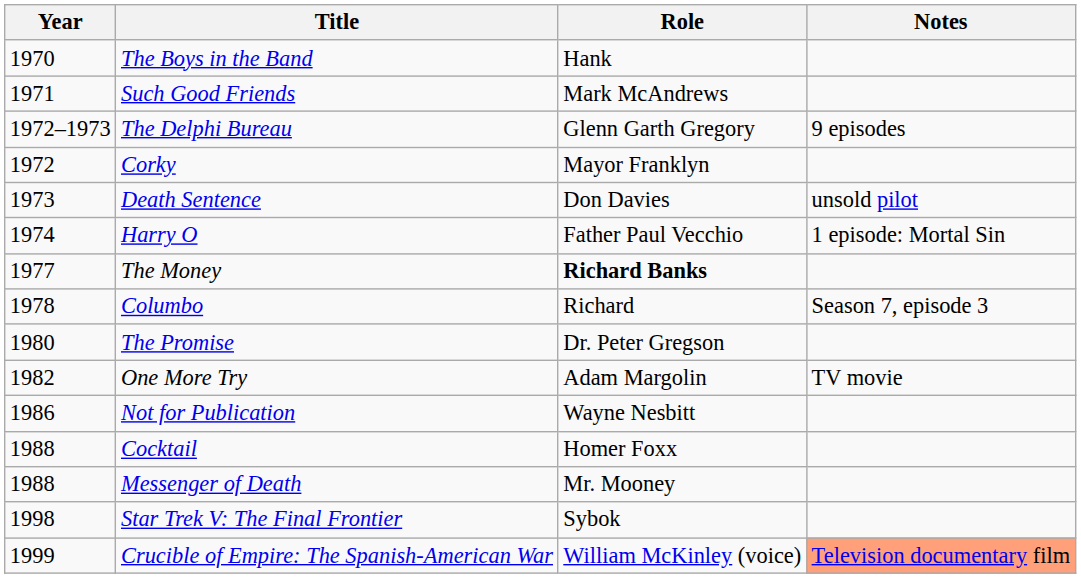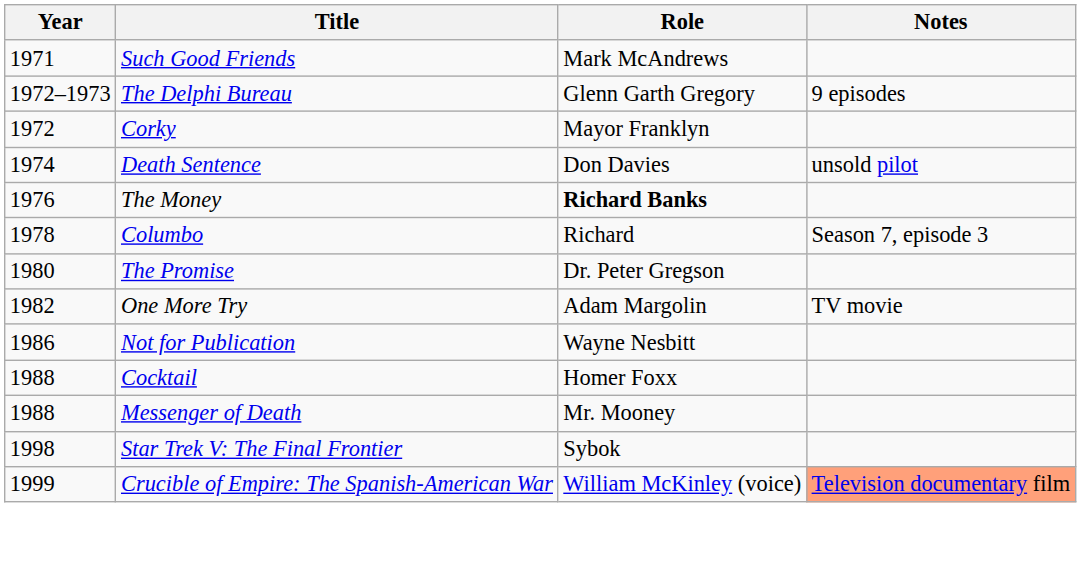- row: (217, 57)
(32, 199) 1973 -> (32, 164) 1974
- row: (159, 235)
(32, 270) 1977 -> (32, 199) 1976
